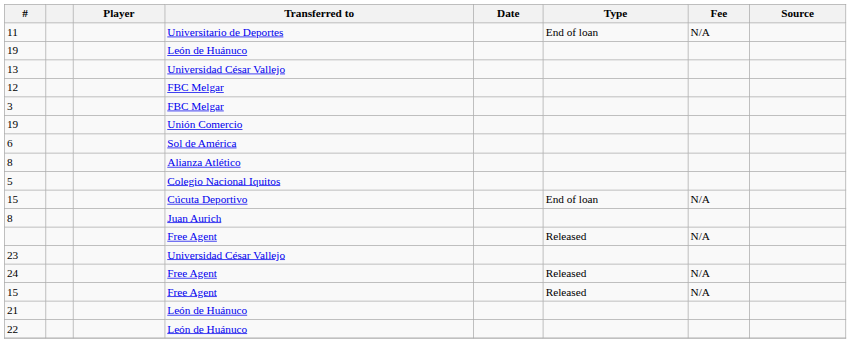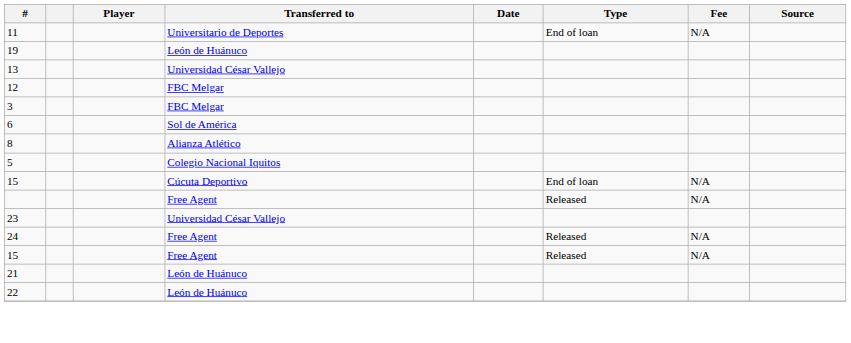- row: (13, 125)
- row: (10, 217)
